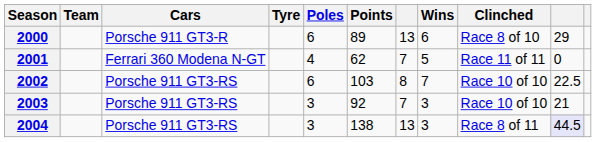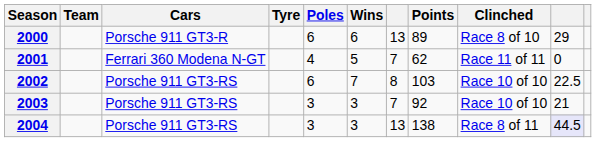columns swapped: (438, 15) <-> (371, 15)
